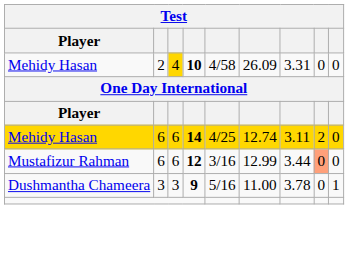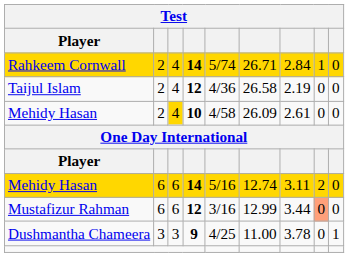+ row: (67, 64)
+ row: (44, 88)
(297, 64) 3.31 -> (297, 112) 2.61
(222, 137) 4/25 -> (222, 185) 5/16
(222, 185) 5/16 -> (222, 233) 4/25
